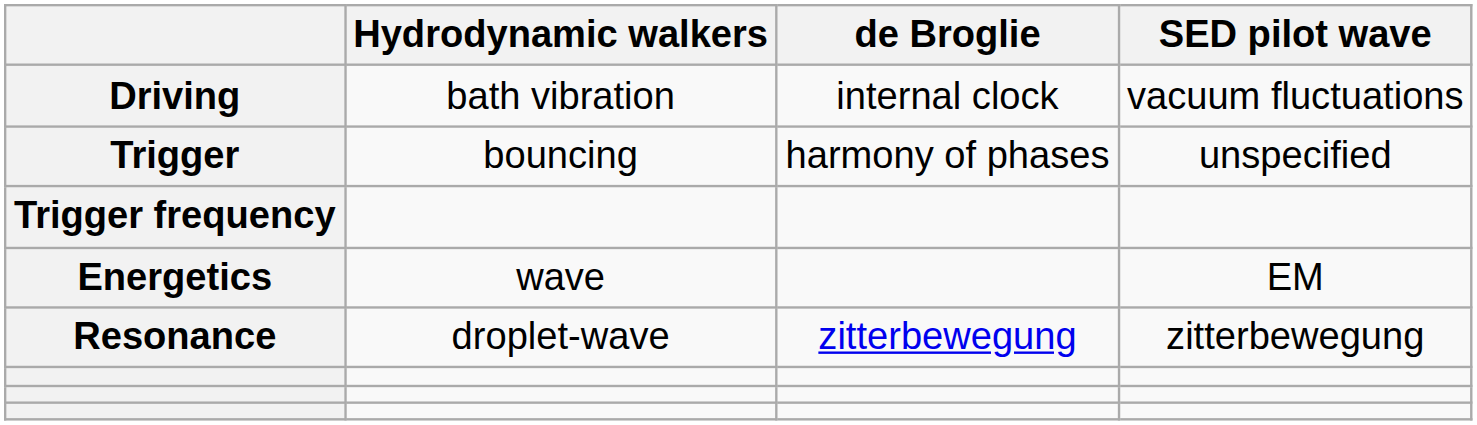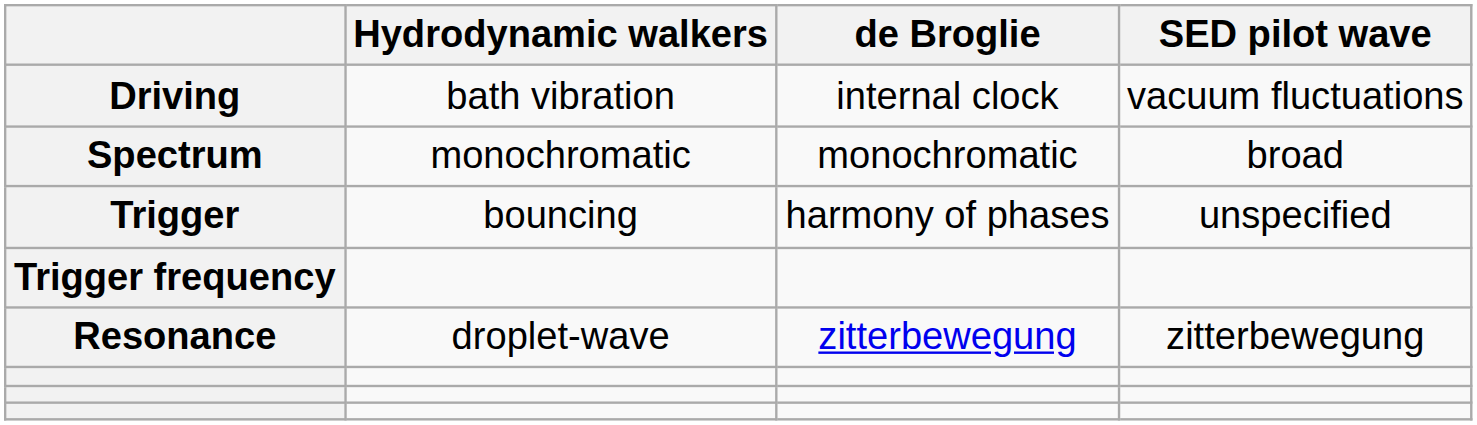+ row: (175, 155)
- row: (175, 276)
